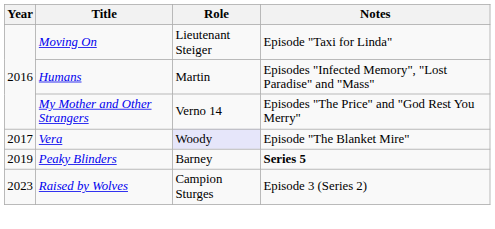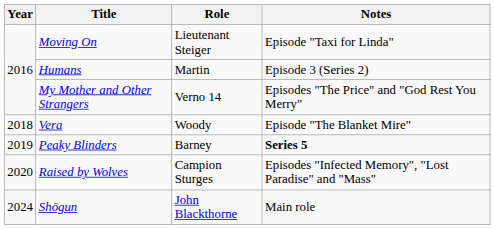(355, 76) Episodes "Infected Memory", "Lost Paradise" and "Mass" -> (317, 69) Episode 3 (Series 2)
(20, 139) 2017 -> (20, 124) 2018
(194, 139) lavender background -> (193, 124) no background
(20, 186) 2023 -> (20, 172) 2020
(315, 186) Episode 3 (Series 2) -> (357, 172) Episodes "Infected Memory", "Lost Paradise" and "Mass"
+ row: (58, 207)
